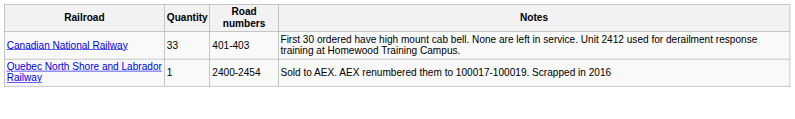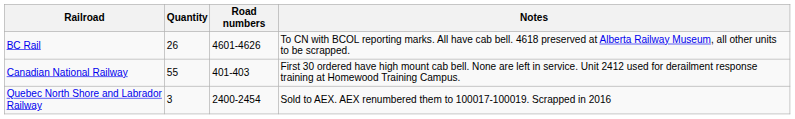+ row: (24, 45)
(172, 45) 33 -> (172, 72) 55
(170, 72) 1 -> (170, 100) 3
